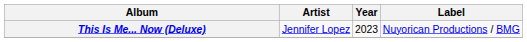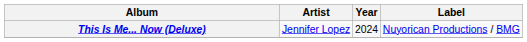(367, 29) 2023 -> (367, 29) 2024
